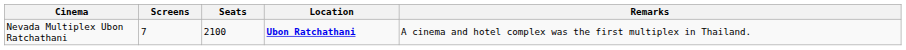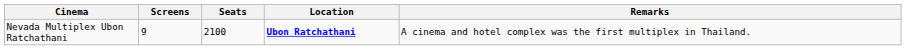(144, 32) 7 -> (144, 32) 9
